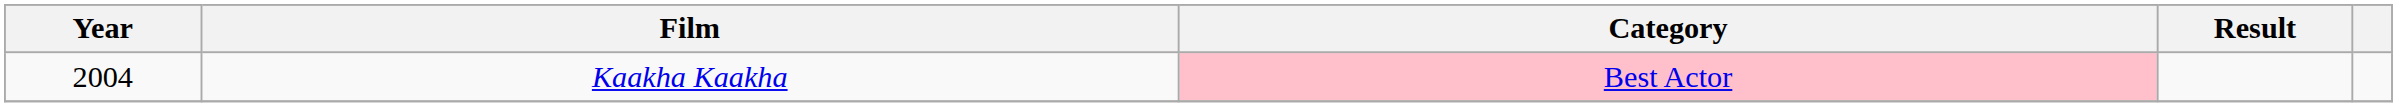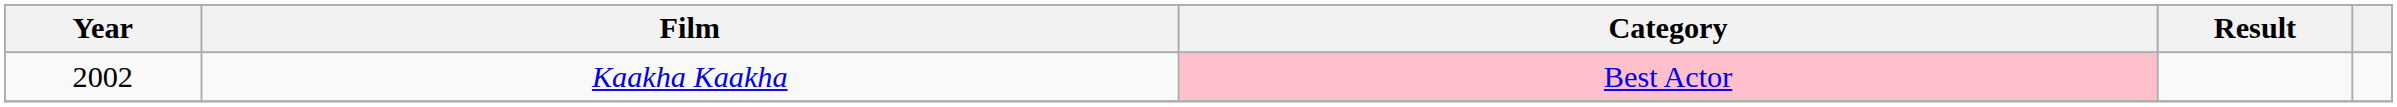(103, 76) 2004 -> (103, 76) 2002
